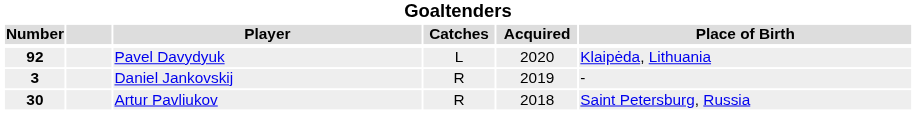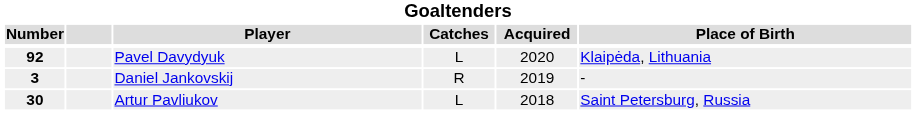(459, 99) R -> (459, 99) L
